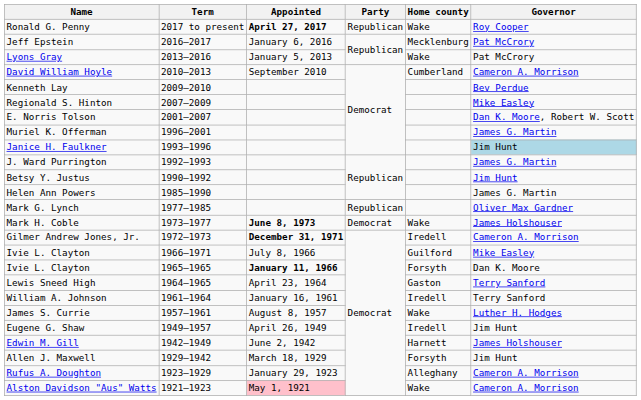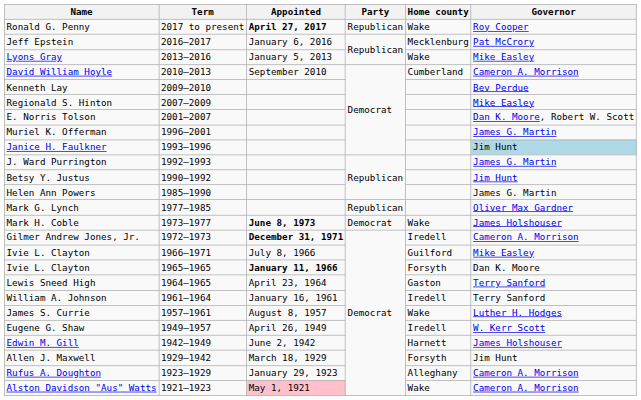(504, 57) Pat McCrory -> (504, 57) Mike Easley
(495, 328) Jim Hunt -> (509, 328) W. Kerr Scott
